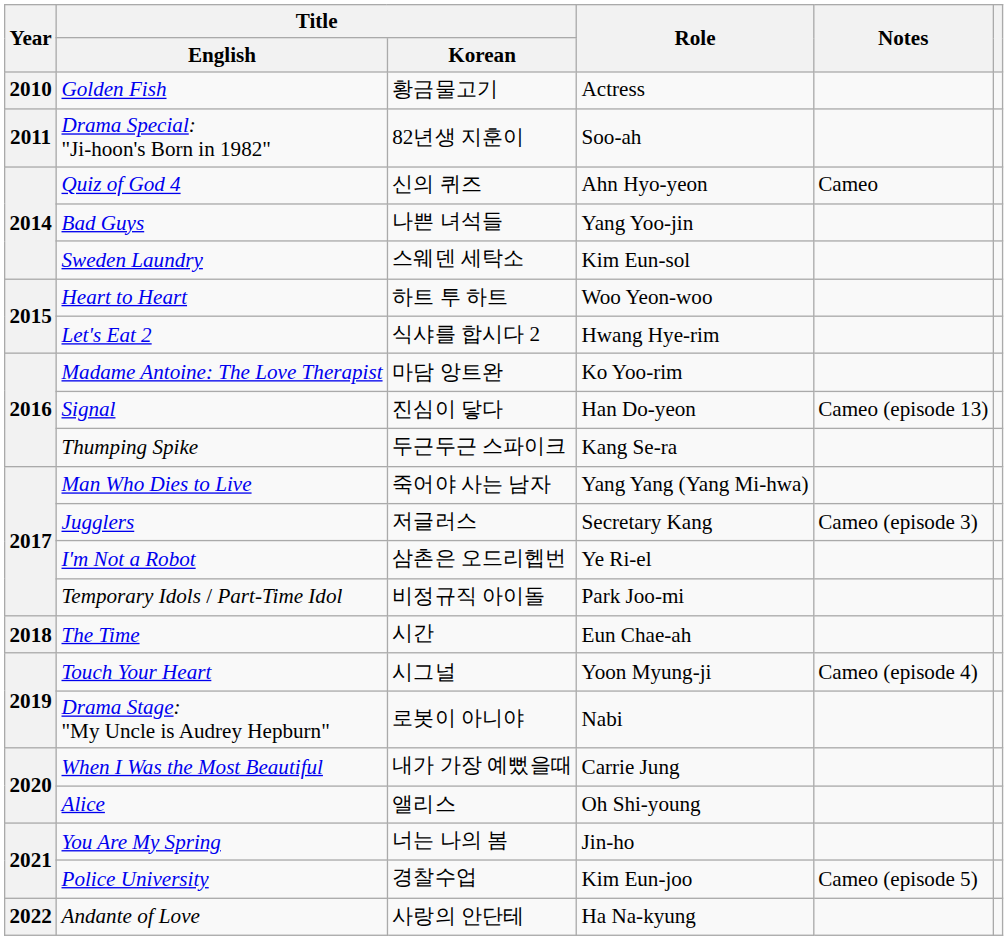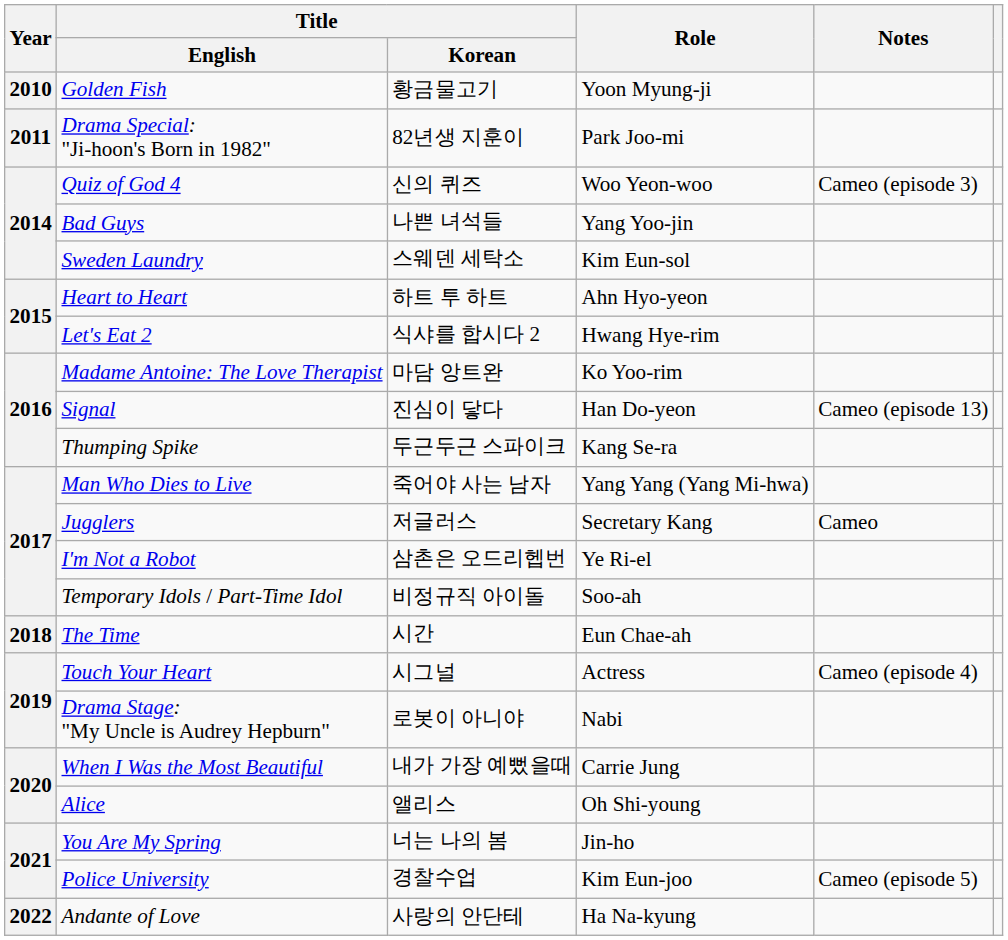(613, 90) Actress -> (647, 90) Yoon Myung-ji
(611, 137) Soo-ah -> (633, 137) Park Joo-mi
(645, 184) Ahn Hyo-yeon -> (647, 184) Woo Yeon-woo
(848, 184) Cameo -> (898, 184) Cameo (episode 3)
(647, 297) Woo Yeon-woo -> (645, 297) Ahn Hyo-yeon
(898, 522) Cameo (episode 3) -> (848, 522) Cameo
(633, 596) Park Joo-mi -> (611, 596) Soo-ah
(647, 671) Yoon Myung-ji -> (613, 671) Actress
